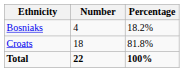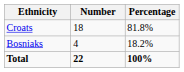rows swapped: (20, 43) <-> (25, 28)
